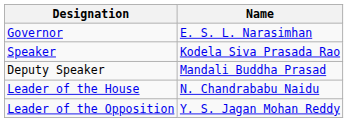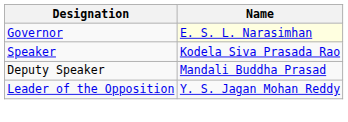(246, 33) no background -> (246, 33) lightyellow background
- row: (73, 89)
